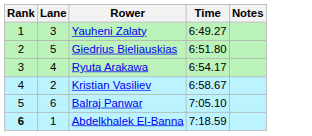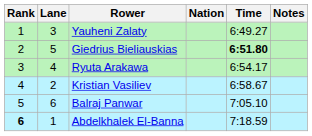+ column: (206, 13)
(208, 49) normal -> (249, 49) bold
